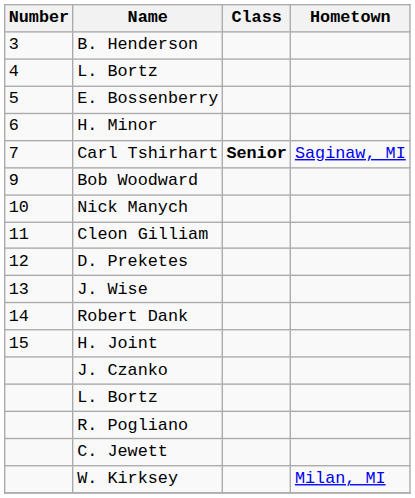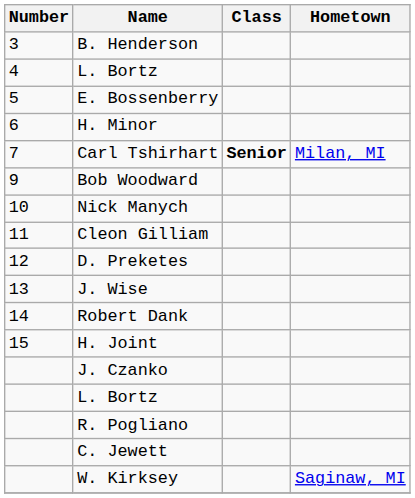(350, 154) Saginaw, MI -> (340, 154) Milan, MI
(340, 480) Milan, MI -> (350, 480) Saginaw, MI
